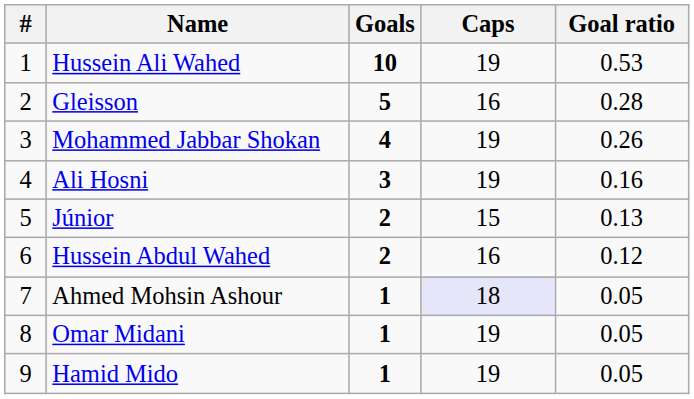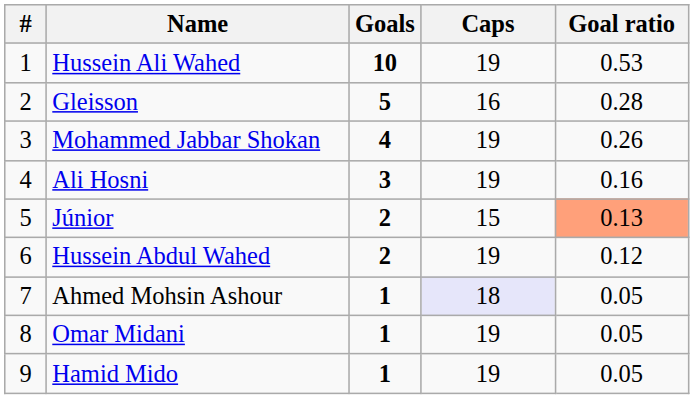(622, 218) no background -> (622, 218) lightsalmon background
(488, 256) 16 -> (488, 256) 19
